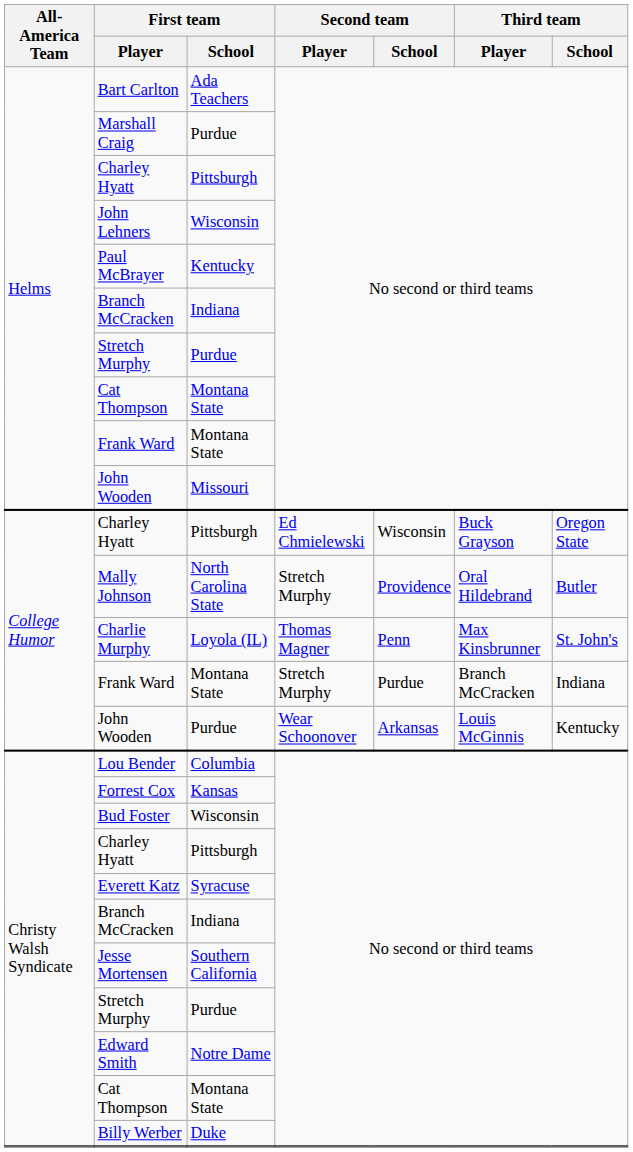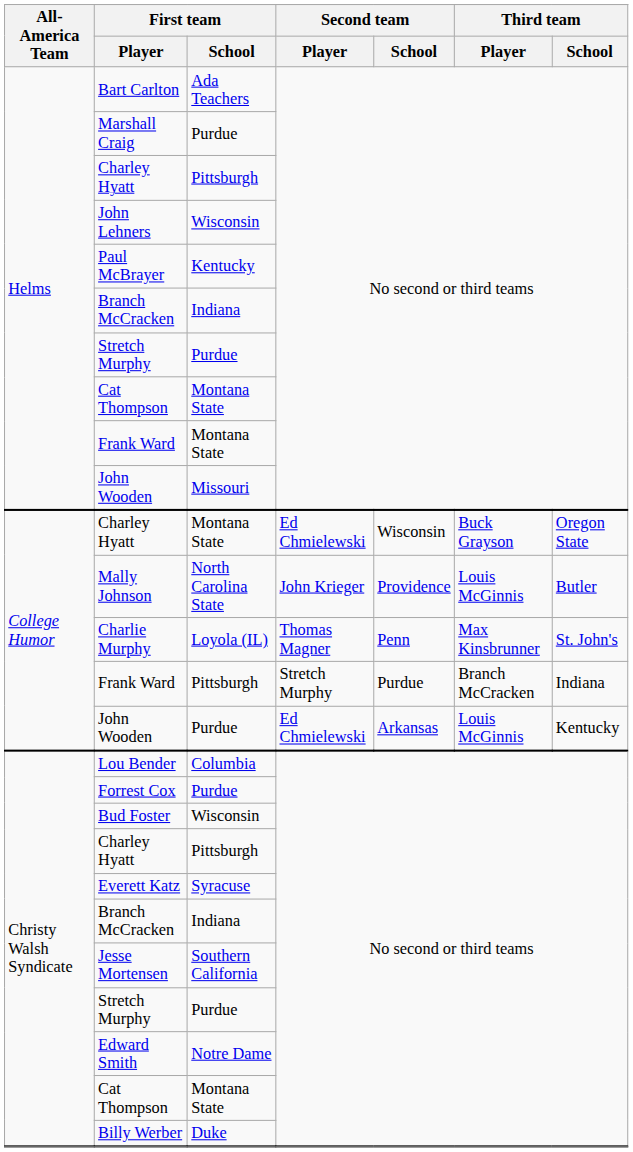(224, 532) Pittsburgh -> (220, 532) Montana State
(305, 586) Stretch Murphy -> (322, 586) John Krieger
(495, 586) Oral Hildebrand -> (491, 586) Louis McGinnis
(220, 683) Montana State -> (225, 683) Pittsburgh
(317, 727) Wear Schoonover -> (323, 727) Ed Chmielewski
(214, 789) Kansas -> (214, 789) Purdue
